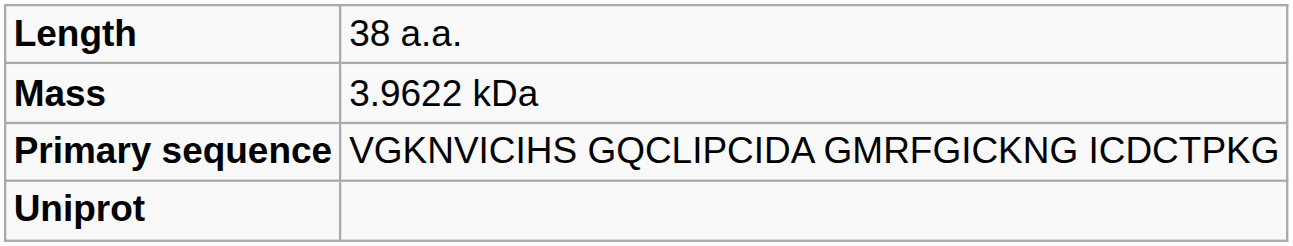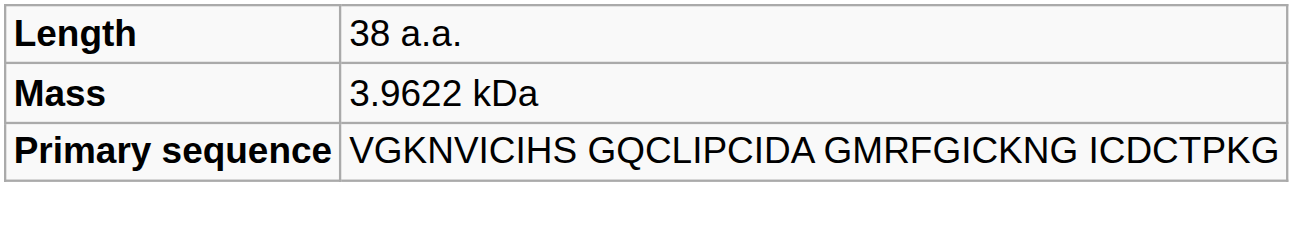- row: (79, 209)
